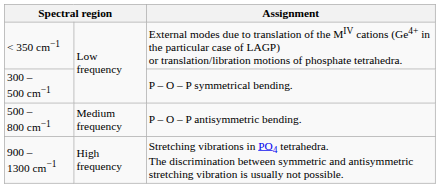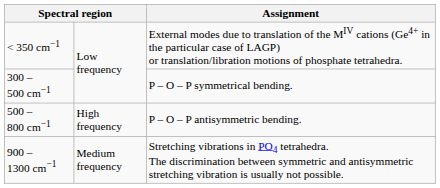(99, 119) Medium frequency -> (99, 119) High frequency
(99, 160) High frequency -> (99, 160) Medium frequency
